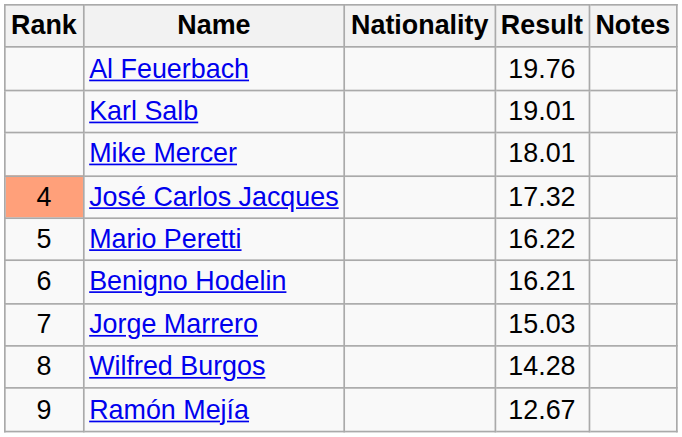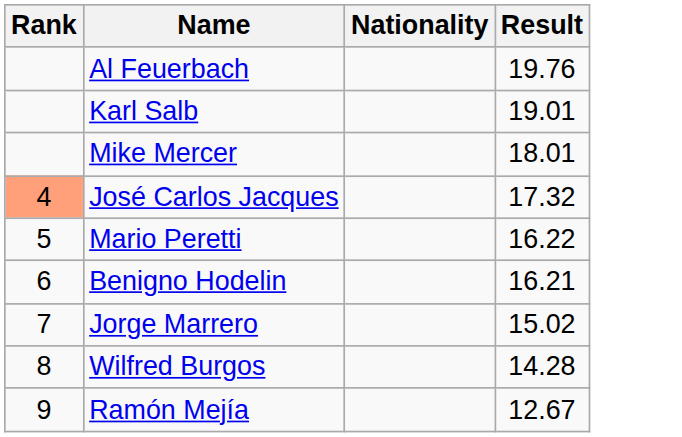- column: (633, 25)
(542, 324) 15.03 -> (542, 324) 15.02
